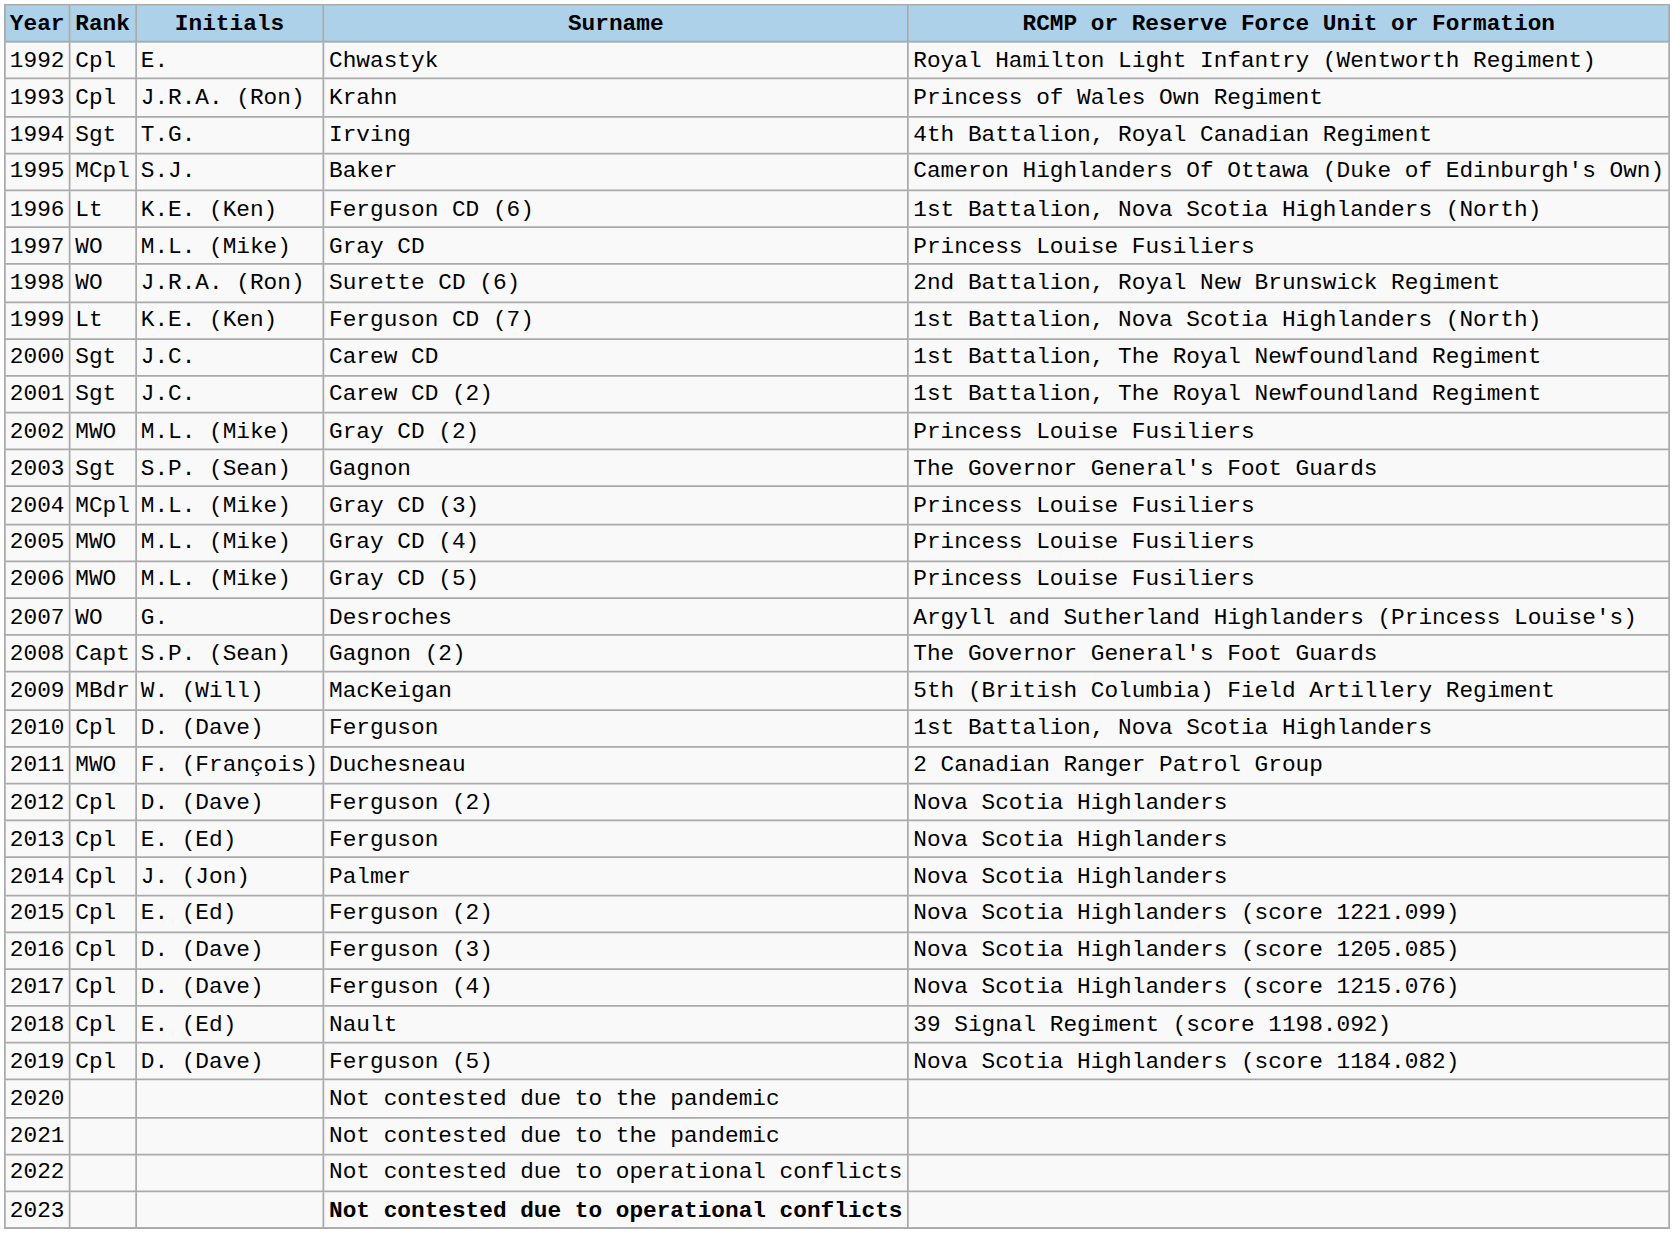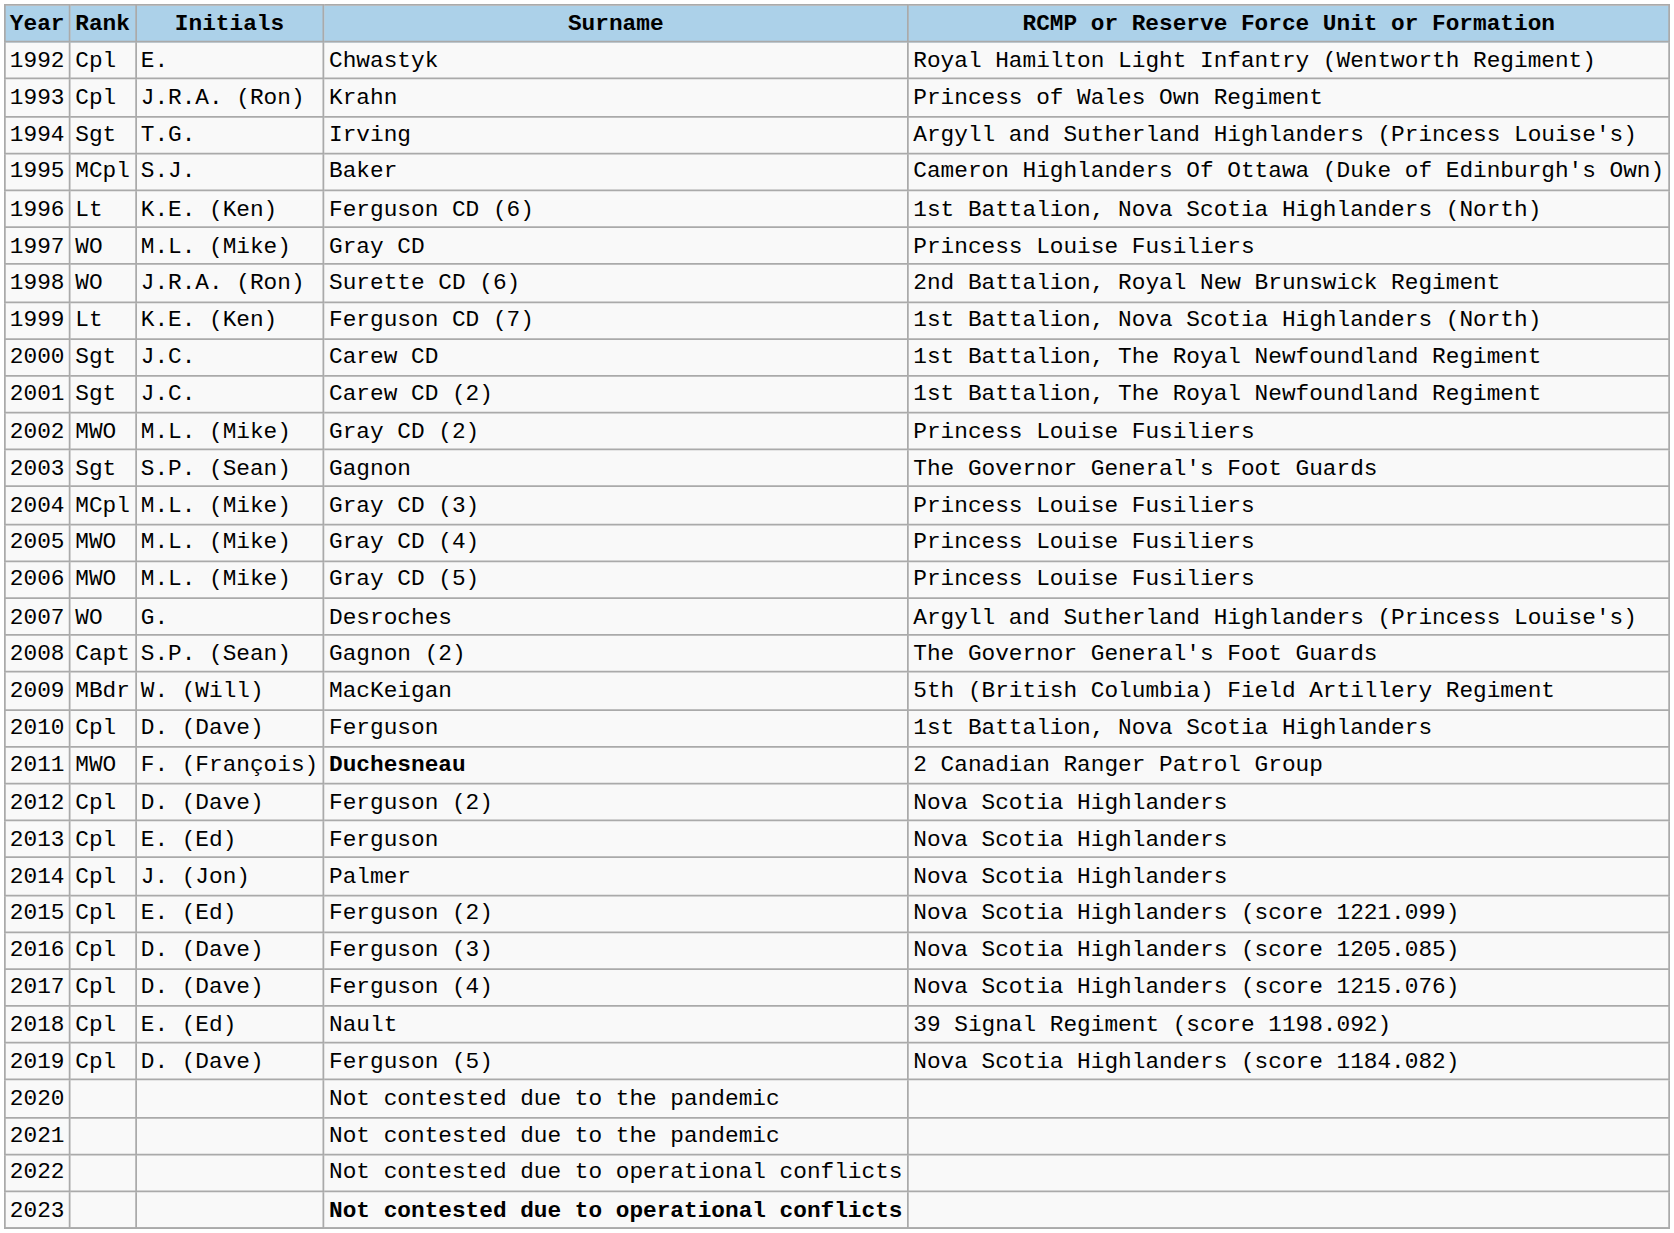(1173, 135) 4th Battalion, Royal Canadian Regiment -> (1275, 135) Argyll and Sutherland Highlanders (Princess Louise's)
(397, 765) normal -> (397, 765) bold
